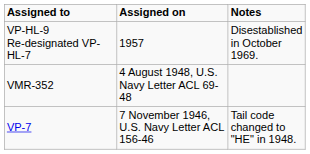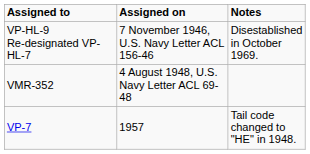(132, 43) 1957 -> (172, 43) 7 November 1946, U.S. Navy Letter ACL 156-46
(172, 127) 7 November 1946, U.S. Navy Letter ACL 156-46 -> (132, 127) 1957
